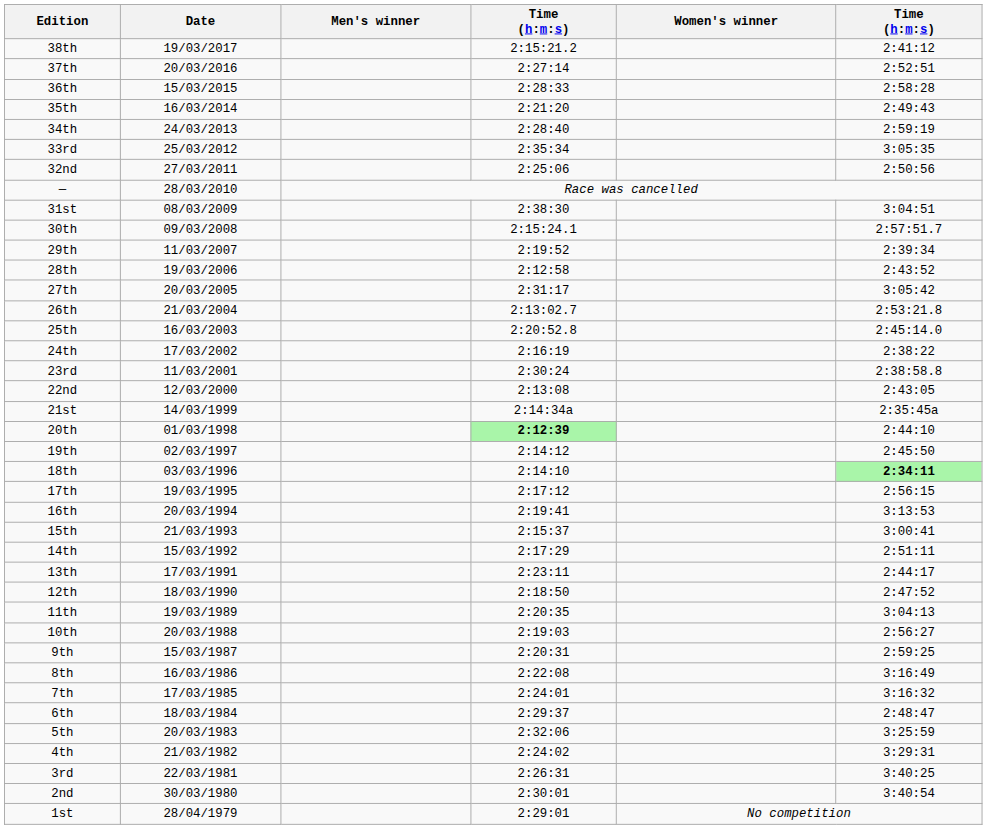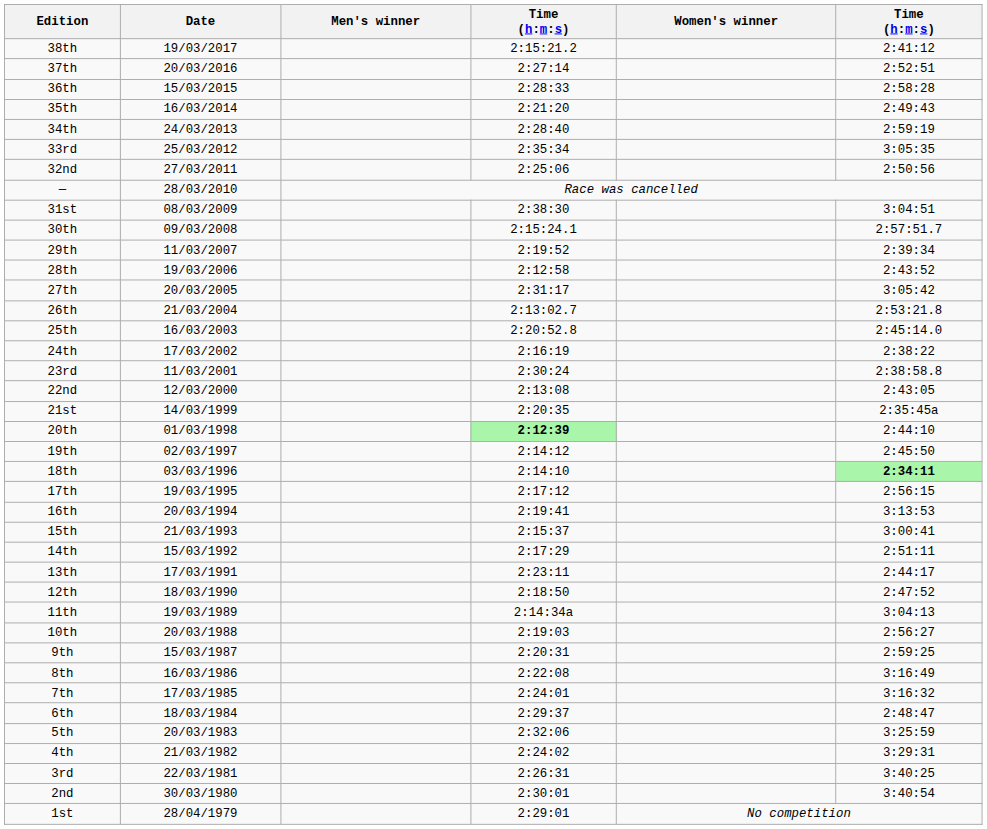(544, 411) 2:14:34a -> (544, 411) 2:20:35
(544, 613) 2:20:35 -> (544, 613) 2:14:34a
